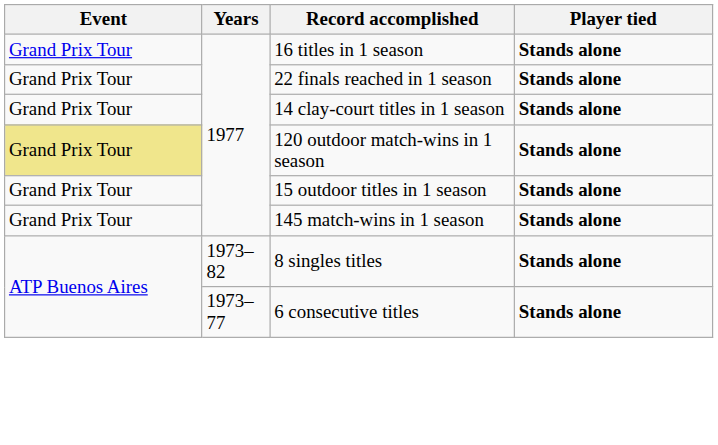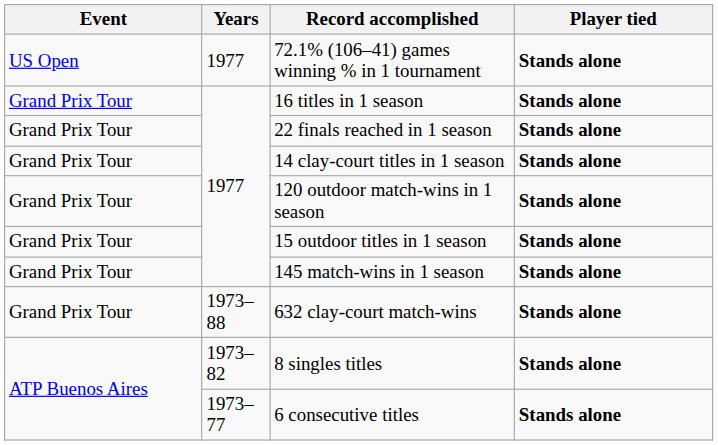+ row: (377, 60)
(71, 149) khaki background -> (71, 201) no background
+ row: (375, 312)
